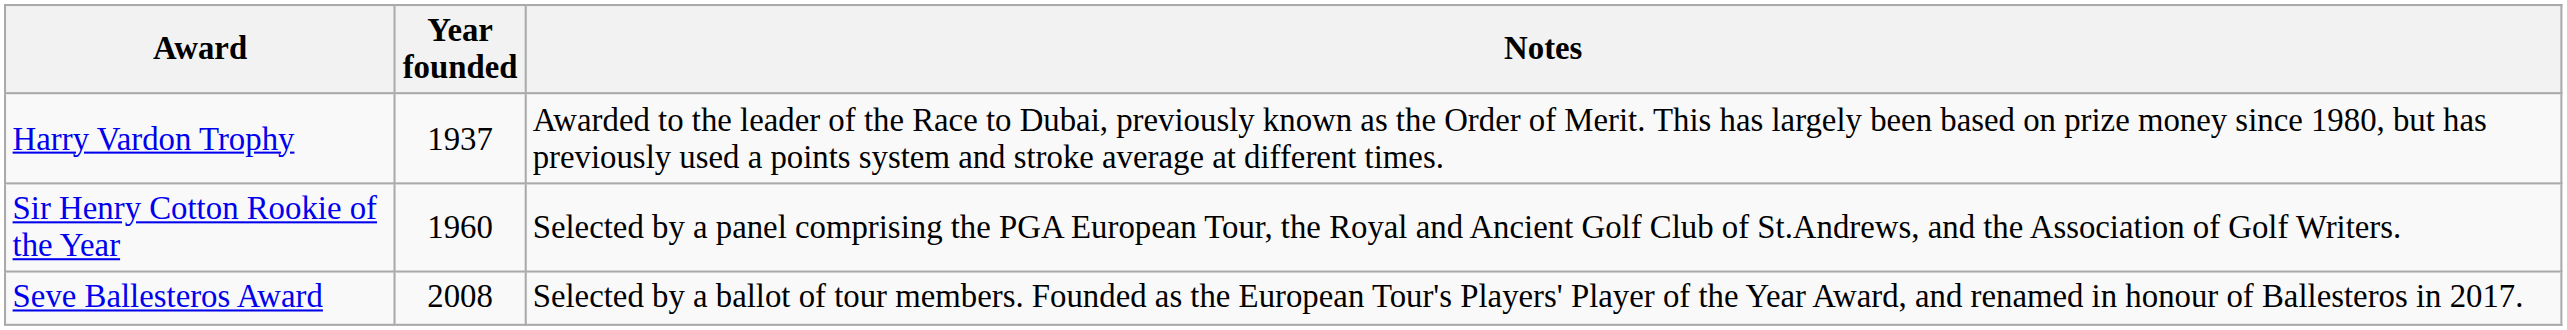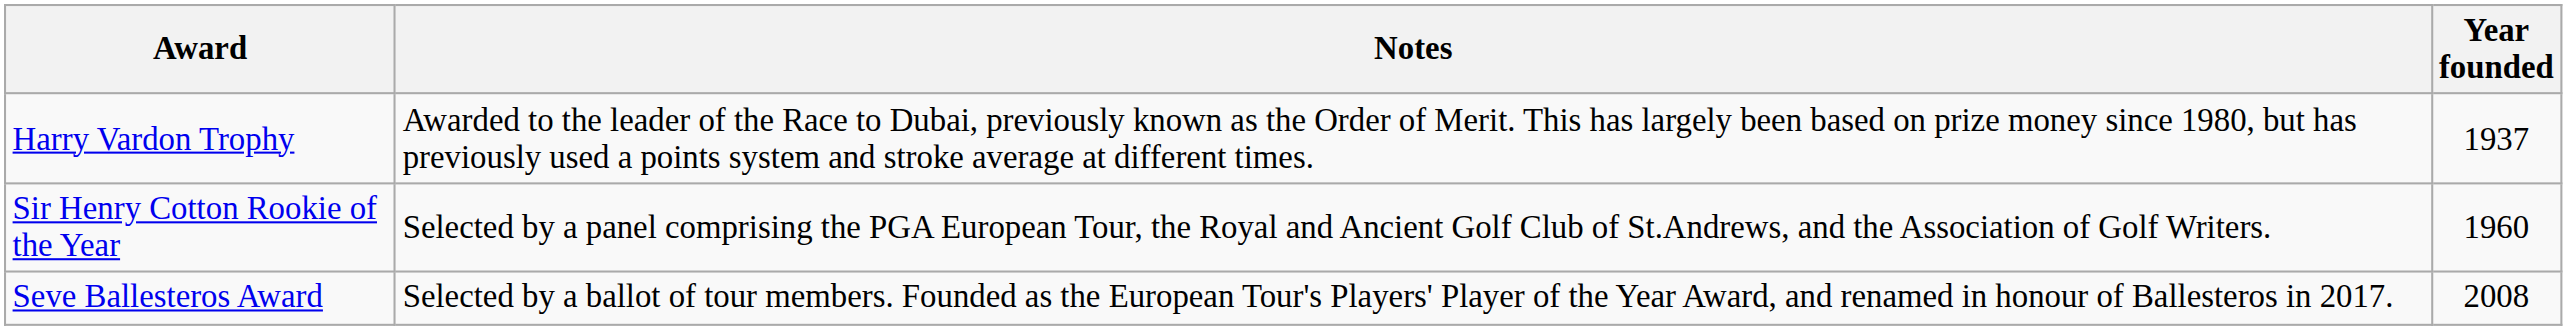columns swapped: (460, 48) <-> (1543, 48)
